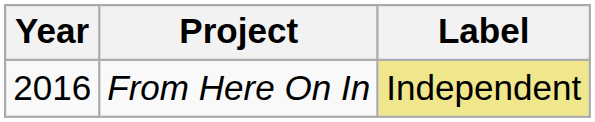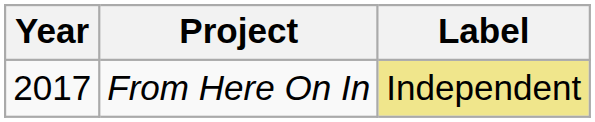(52, 87) 2016 -> (52, 87) 2017
